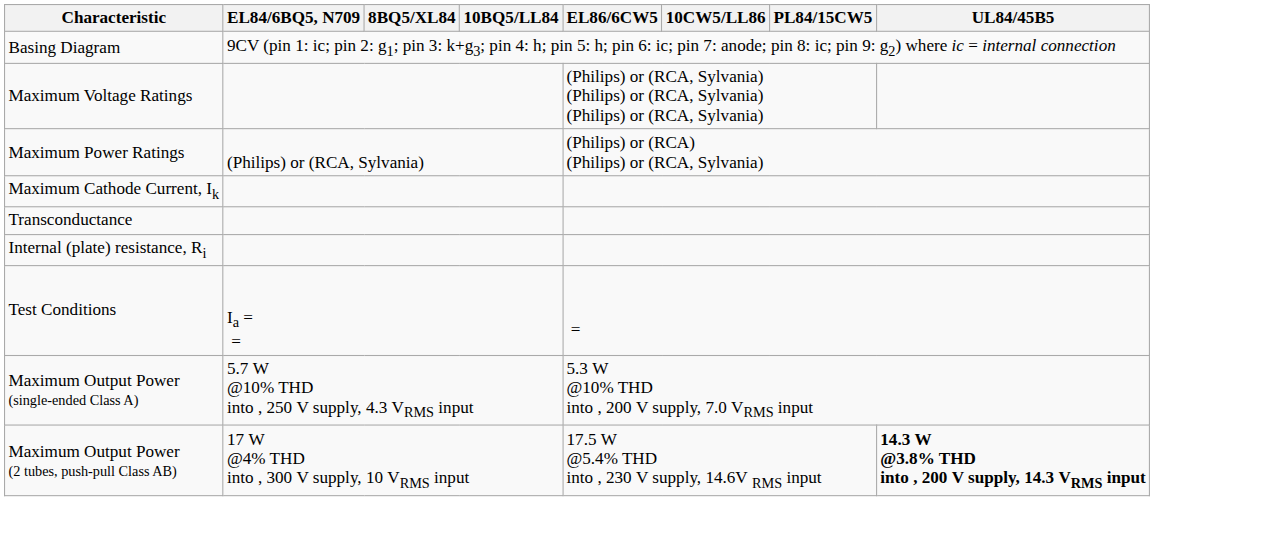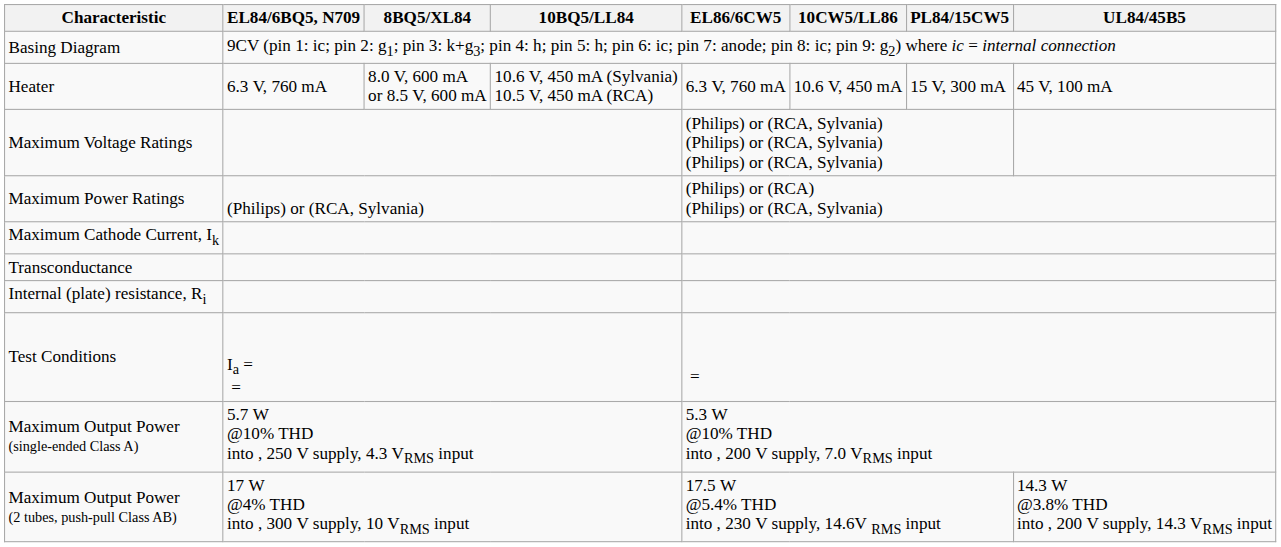+ row: (31, 86)
(1013, 460) bold -> (1144, 506) normal
